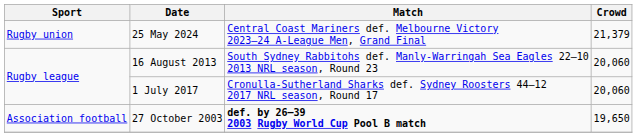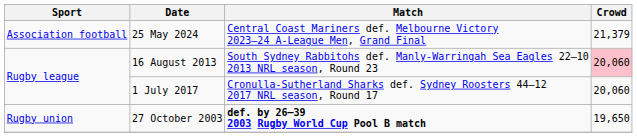(40, 35) Rugby union -> (67, 35) Association football
(612, 62) no background -> (612, 62) pink background
(67, 118) Association football -> (40, 118) Rugby union
